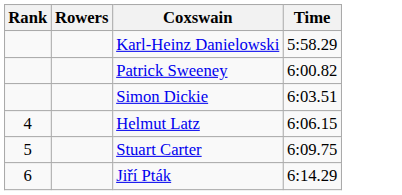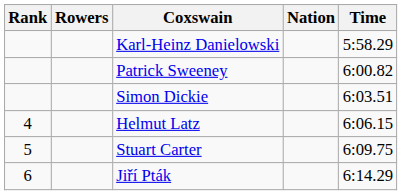+ column: (311, 17)
